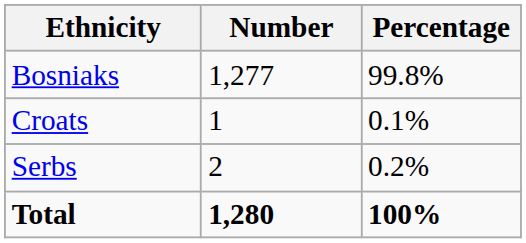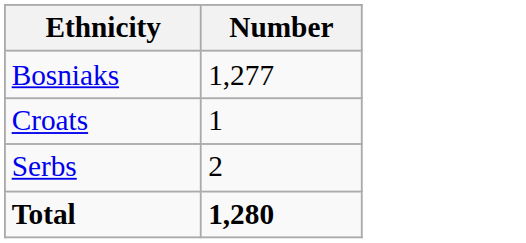- column: (441, 27)
